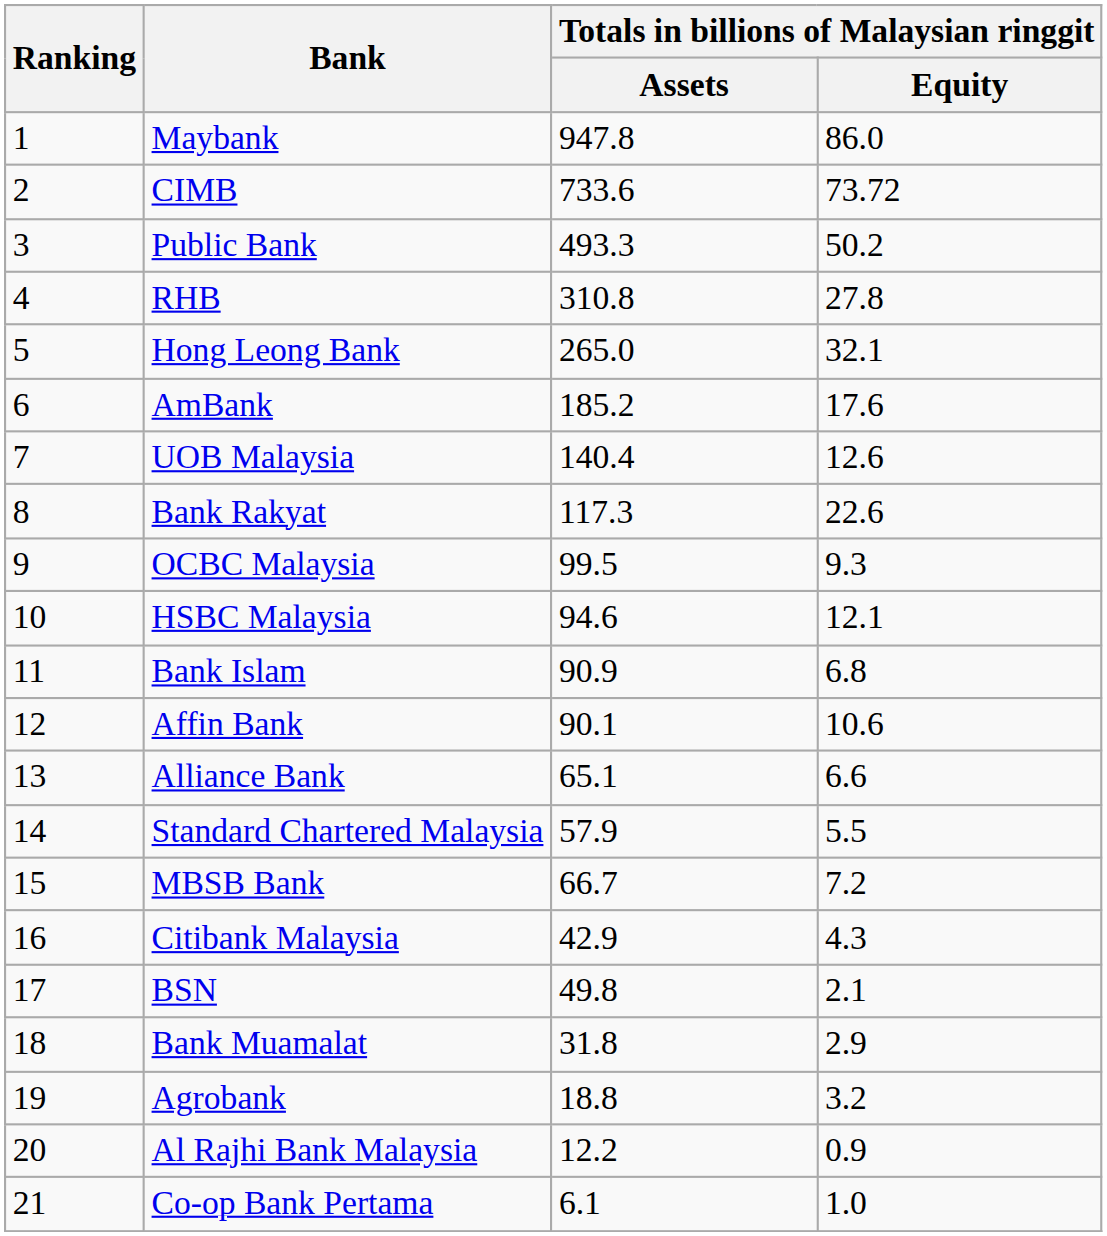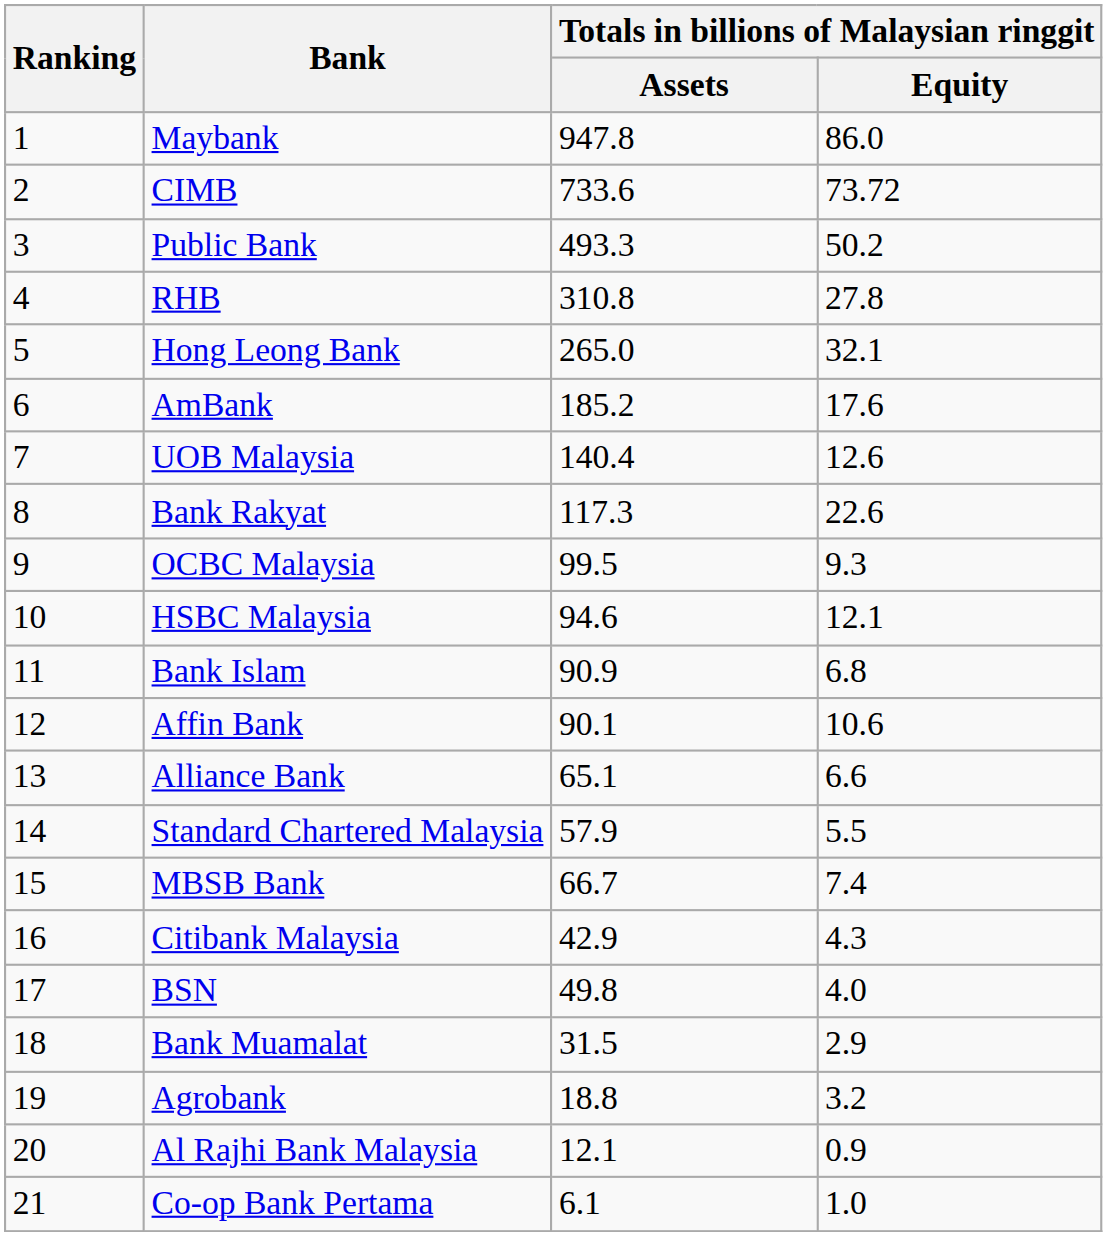(846, 883) 7.2 -> (846, 883) 7.4
(846, 990) 2.1 -> (846, 990) 4.0
(588, 1043) 31.8 -> (588, 1043) 31.5
(588, 1150) 12.2 -> (588, 1150) 12.1
